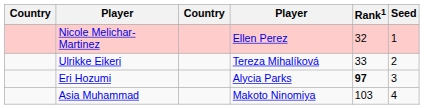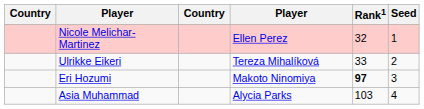(262, 78) Alycia Parks -> (274, 78) Makoto Ninomiya
(274, 95) Makoto Ninomiya -> (262, 95) Alycia Parks
